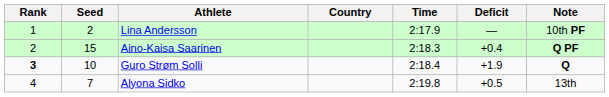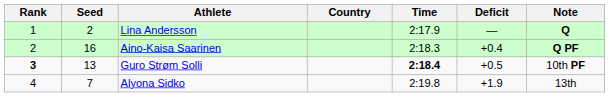(566, 30) 10th PF -> (566, 30) Q
(90, 48) 15 -> (90, 48) 16
(90, 65) 10 -> (90, 65) 13
(425, 65) normal -> (424, 65) bold
(492, 65) +1.9 -> (492, 65) +0.5
(566, 65) Q -> (566, 65) 10th PF
(492, 83) +0.5 -> (492, 83) +1.9
